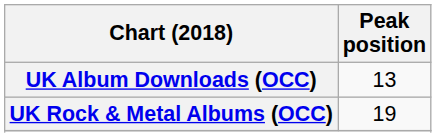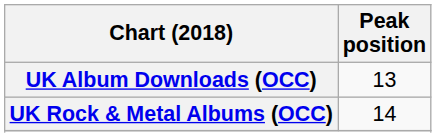(384, 113) 19 -> (384, 113) 14
